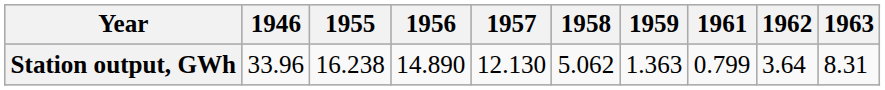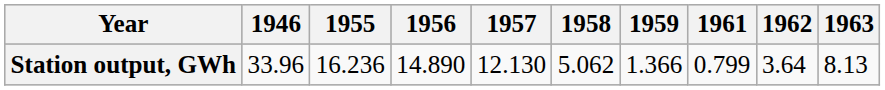(350, 64) 16.238 -> (350, 64) 16.236
(654, 64) 1.363 -> (654, 64) 1.366
(846, 64) 8.31 -> (846, 64) 8.13
